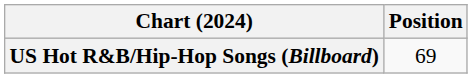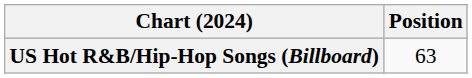(426, 55) 69 -> (426, 55) 63
